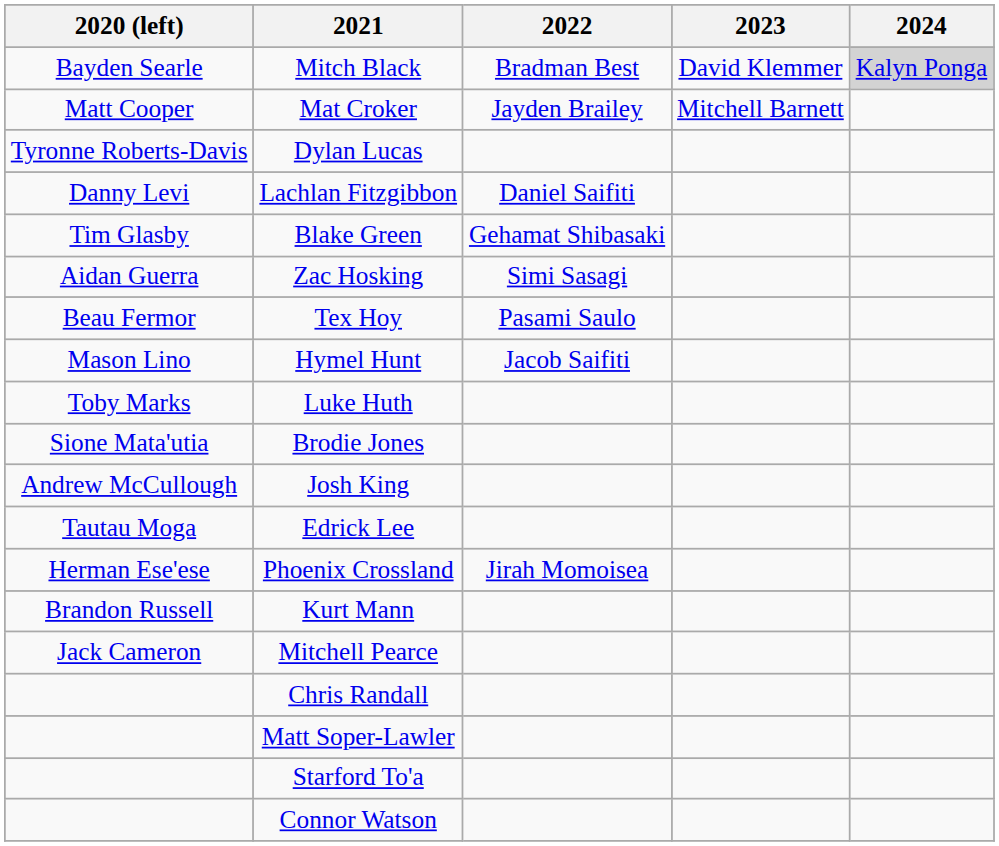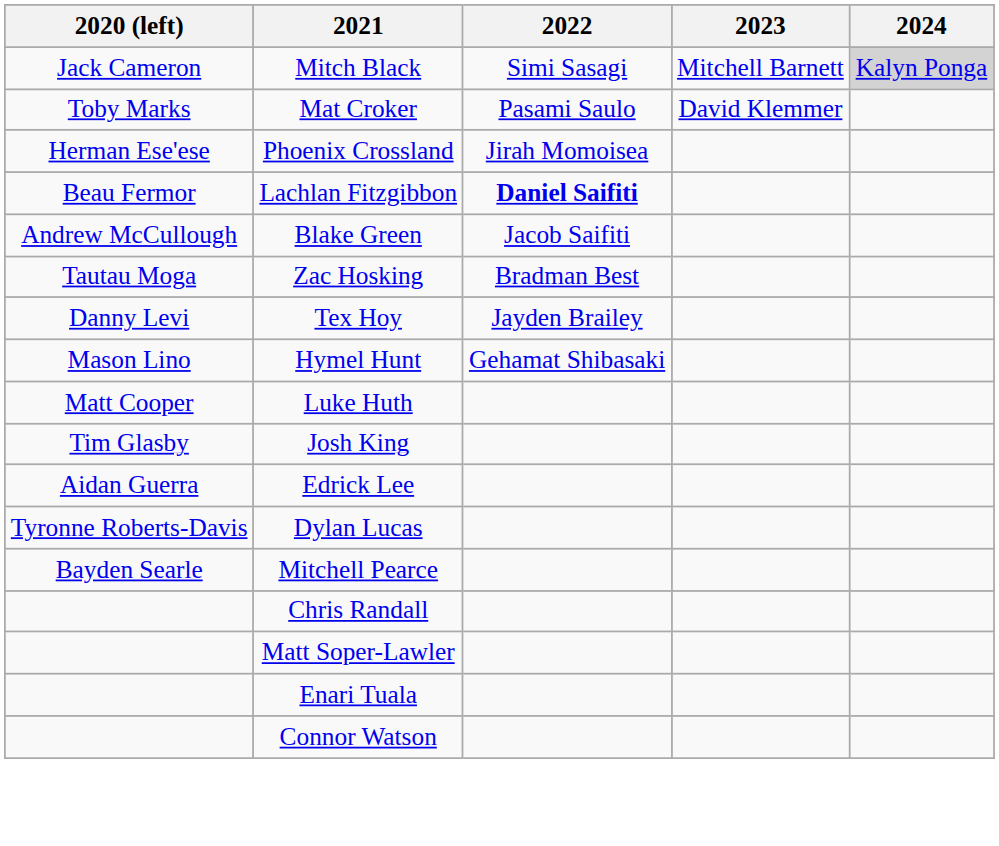(129, 67) Bayden Searle -> (129, 67) Jack Cameron
(567, 67) Bradman Best -> (567, 67) Simi Sasagi
(760, 67) David Klemmer -> (760, 67) Mitchell Barnett
(129, 109) Matt Cooper -> (129, 109) Toby Marks
(567, 109) Jayden Brailey -> (567, 109) Pasami Saulo
(760, 109) Mitchell Barnett -> (760, 109) David Klemmer
rows swapped: (358, 569) <-> (358, 151)
(129, 192) Danny Levi -> (129, 192) Beau Fermor
(567, 192) normal -> (567, 192) bold
(129, 234) Tim Glasby -> (129, 234) Andrew McCullough
(567, 234) Gehamat Shibasaki -> (567, 234) Jacob Saifiti
(129, 276) Aidan Guerra -> (129, 276) Tautau Moga
(567, 276) Simi Sasagi -> (567, 276) Bradman Best
(129, 318) Beau Fermor -> (129, 318) Danny Levi
(567, 318) Pasami Saulo -> (567, 318) Jayden Brailey
(567, 360) Jacob Saifiti -> (567, 360) Gehamat Shibasaki
(129, 401) Toby Marks -> (129, 401) Matt Cooper
- row: (358, 443)
(129, 485) Andrew McCullough -> (129, 443) Tim Glasby
(129, 527) Tautau Moga -> (129, 485) Aidan Guerra
- row: (358, 610)
(129, 652) Jack Cameron -> (129, 569) Bayden Searle
- row: (358, 778)
+ row: (358, 694)
